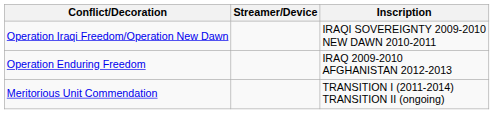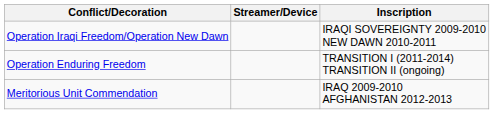(387, 65) IRAQ 2009-2010 AFGHANISTAN 2012-2013 -> (388, 65) TRANSITION I (2011-2014) TRANSITION II (ongoing)
(388, 94) TRANSITION I (2011-2014) TRANSITION II (ongoing) -> (387, 94) IRAQ 2009-2010 AFGHANISTAN 2012-2013
